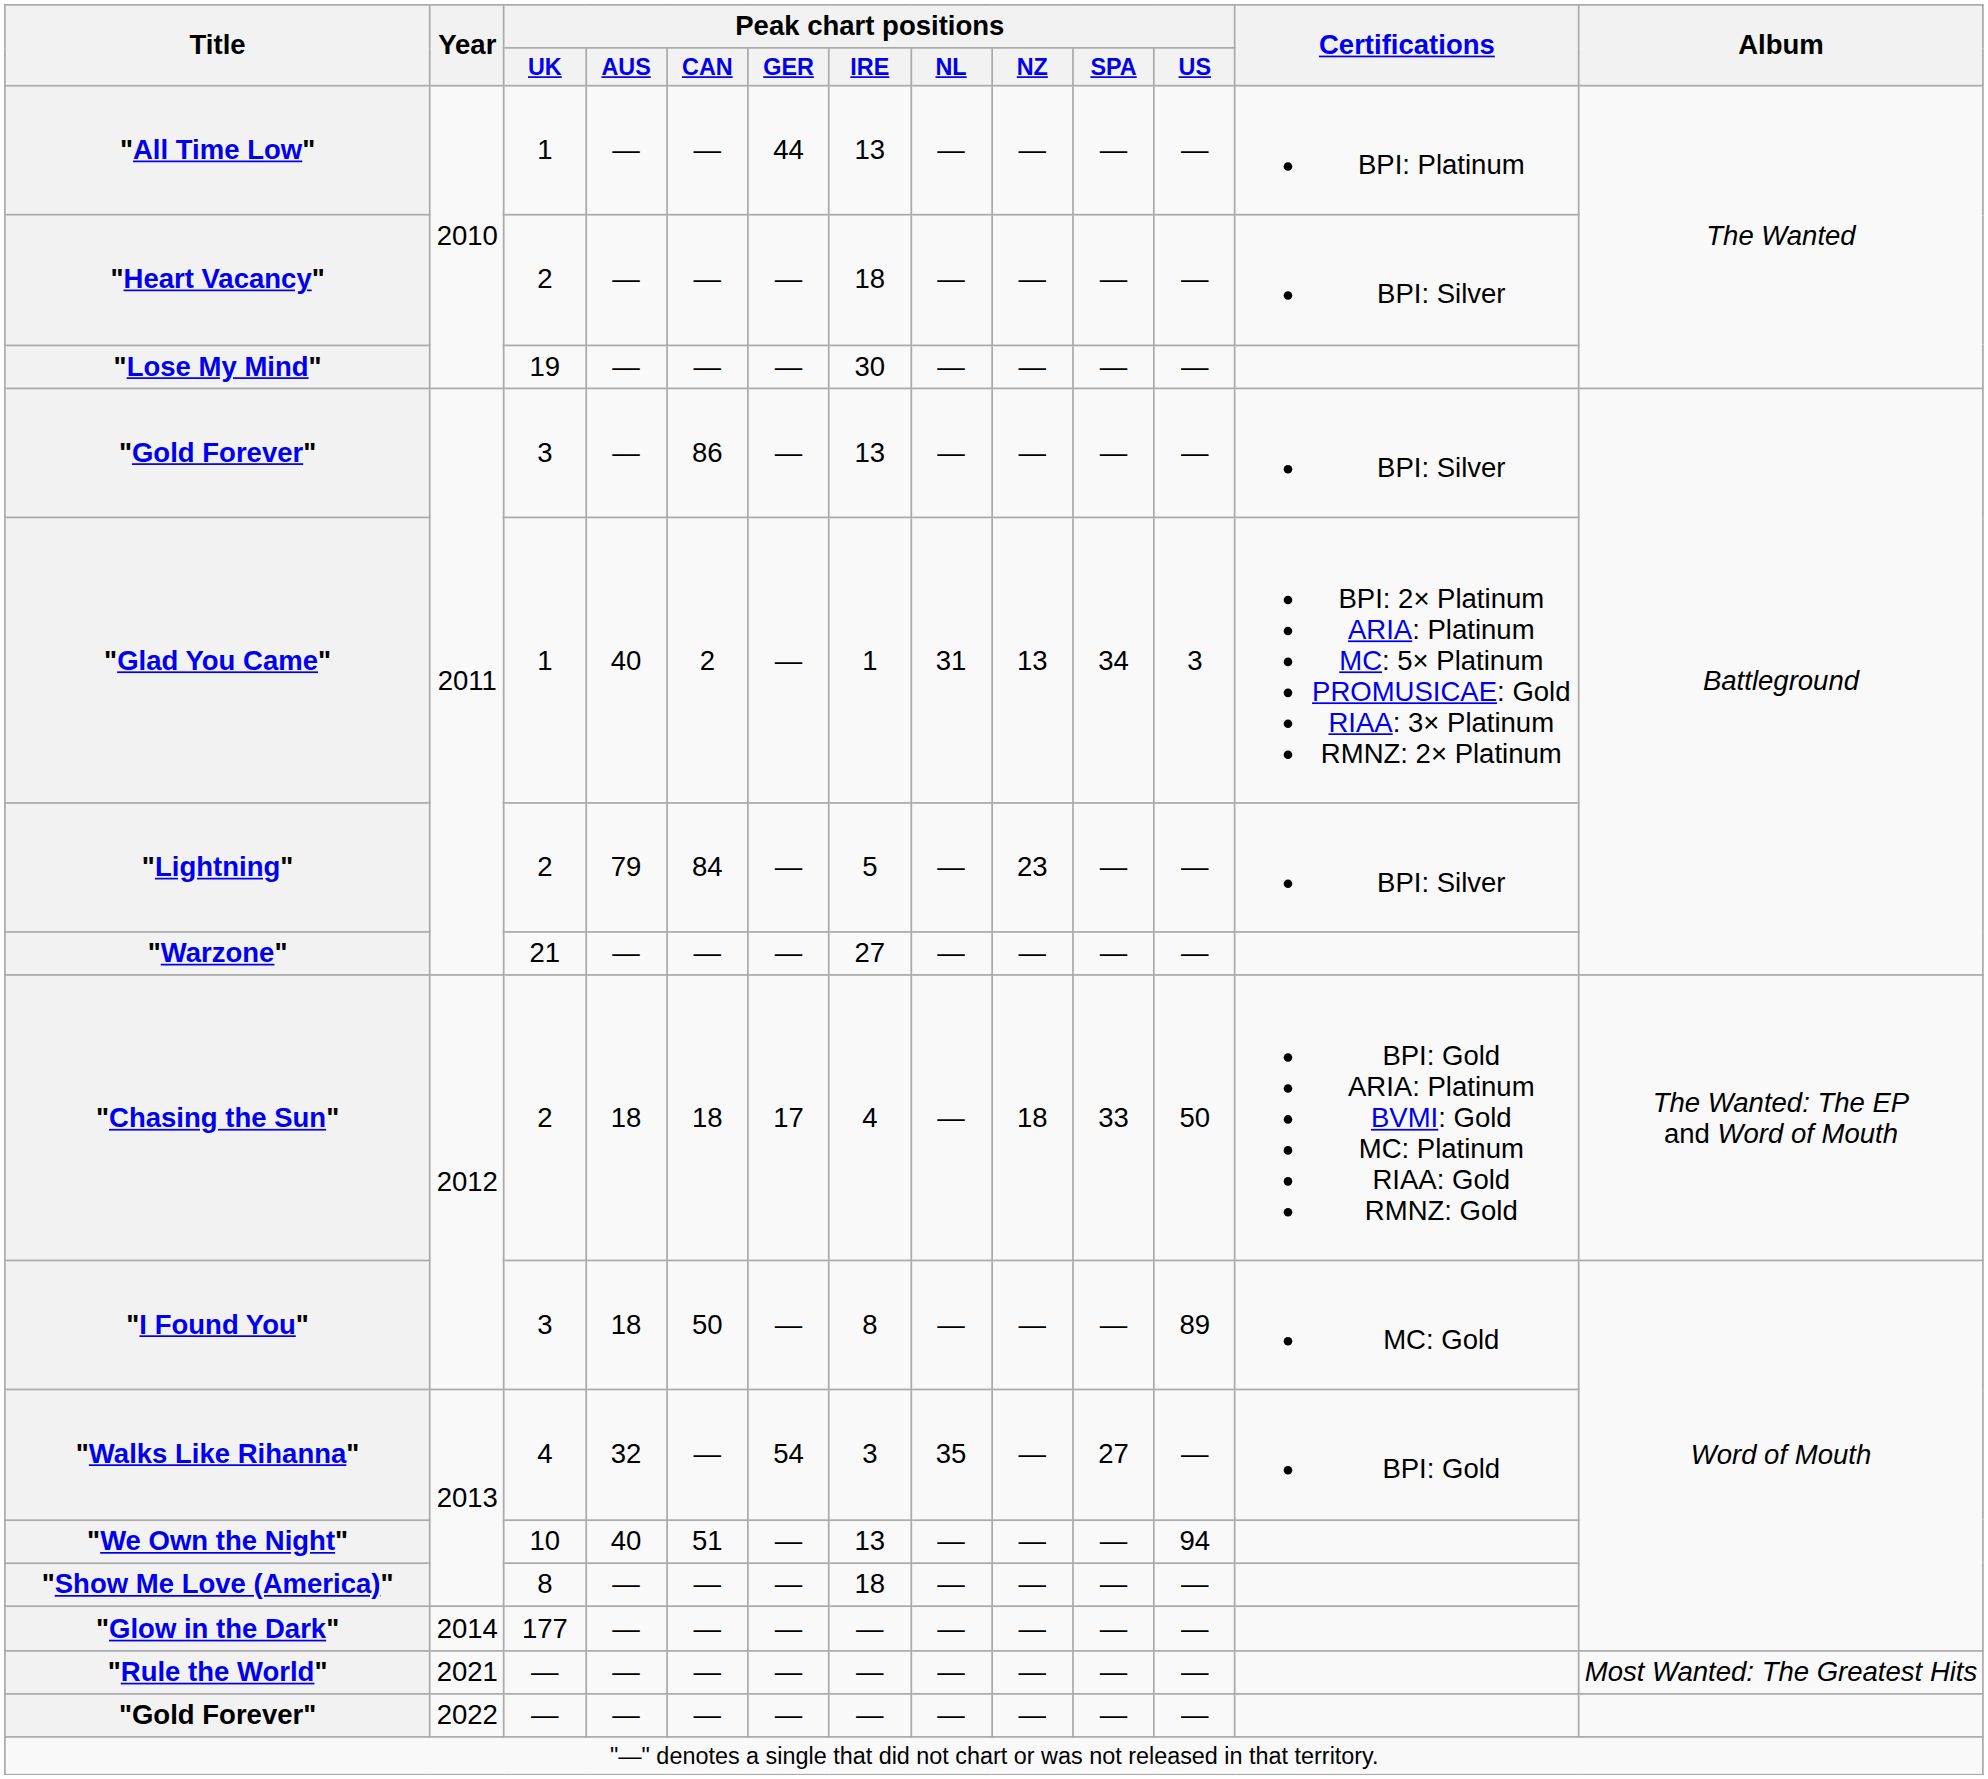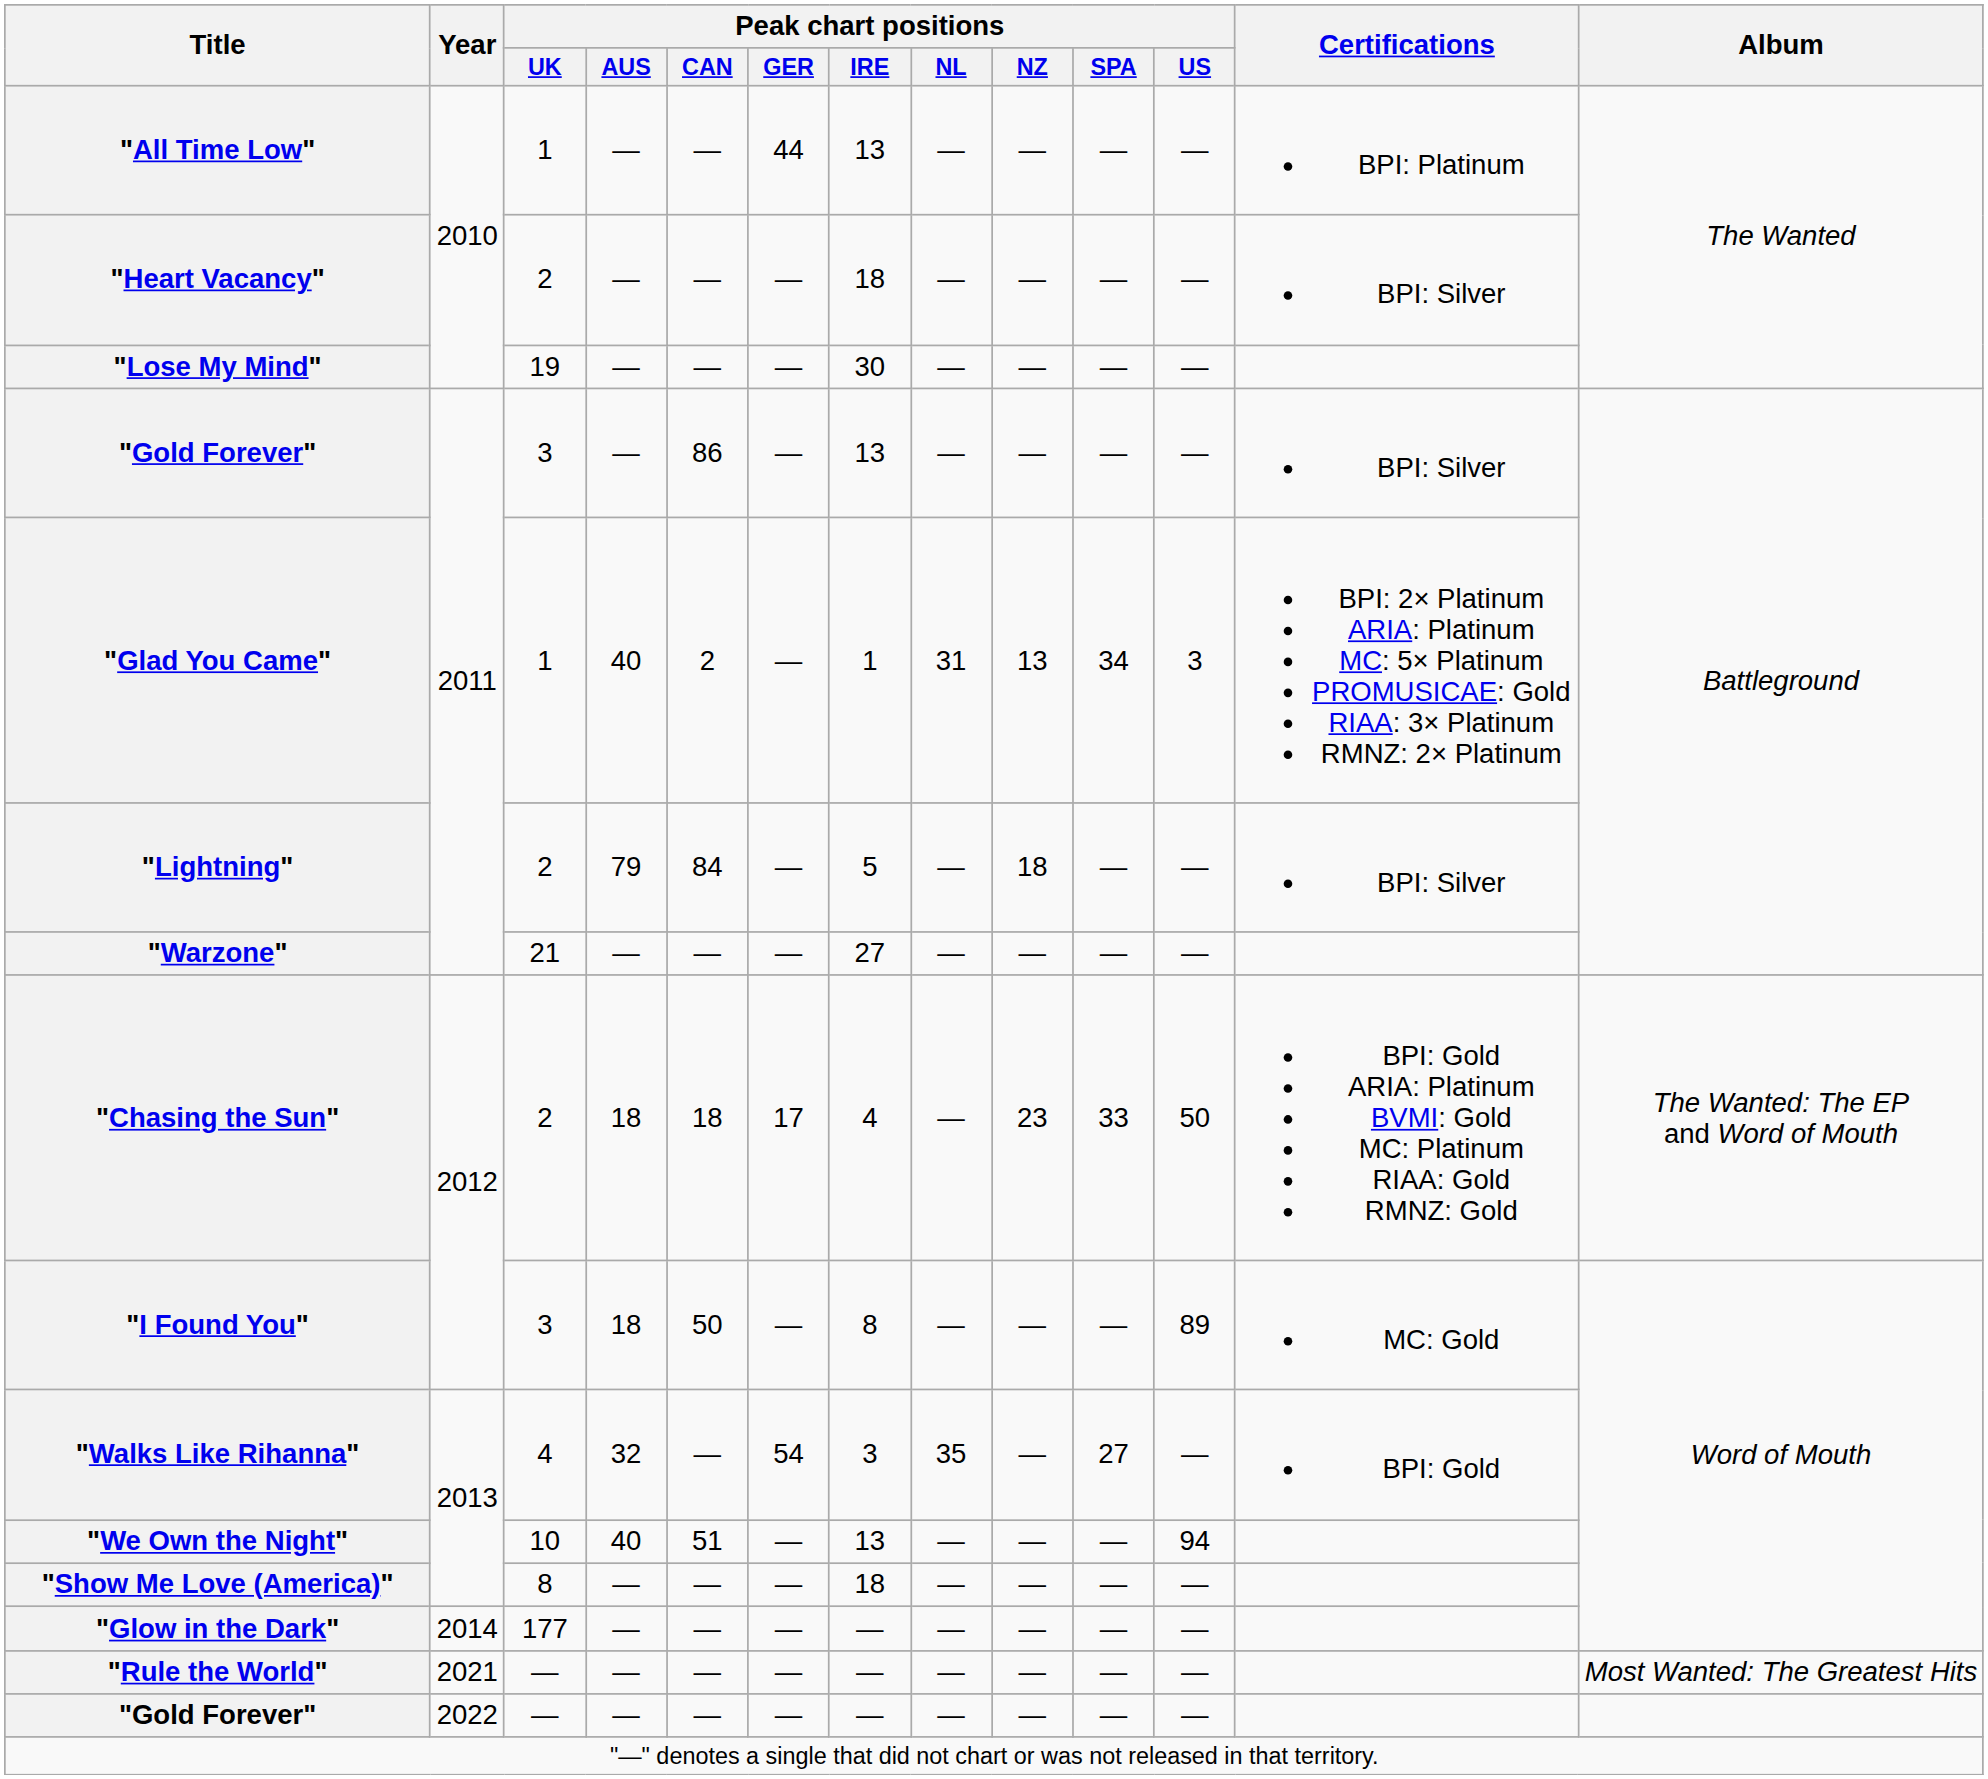(1032, 866) 23 -> (1032, 866) 18
(1032, 1117) 18 -> (1032, 1117) 23
